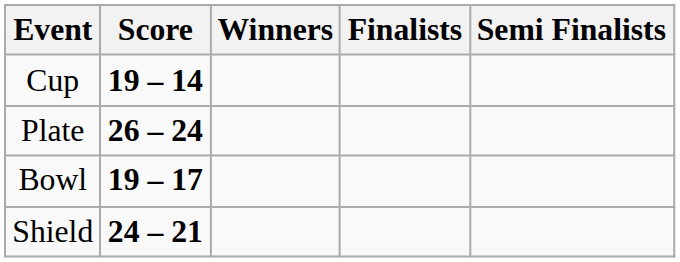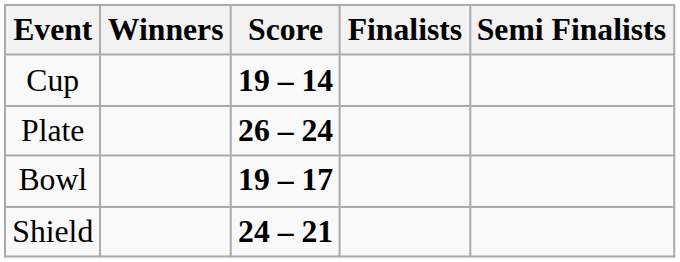columns swapped: (275, 29) <-> (155, 29)
